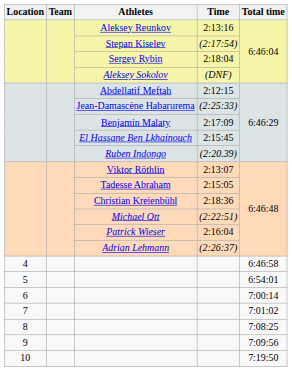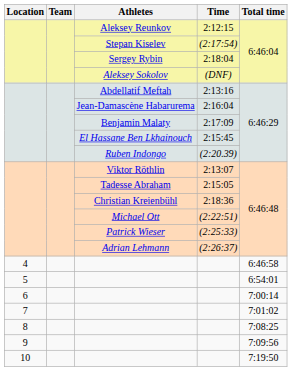(218, 28) 2:13:16 -> (218, 28) 2:12:15
(218, 91) 2:12:15 -> (218, 91) 2:13:16
(218, 106) (2:25:33) -> (218, 106) 2:16:04
(218, 232) 2:16:04 -> (218, 232) (2:25:33)
